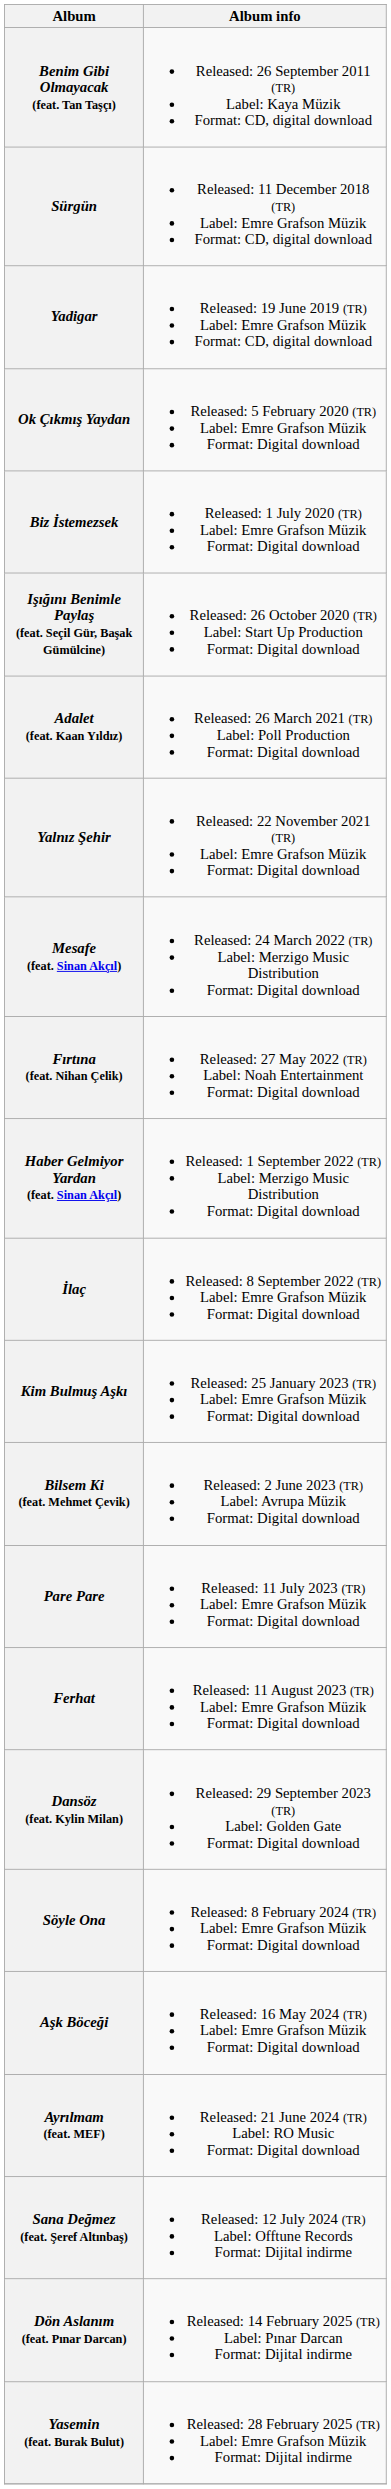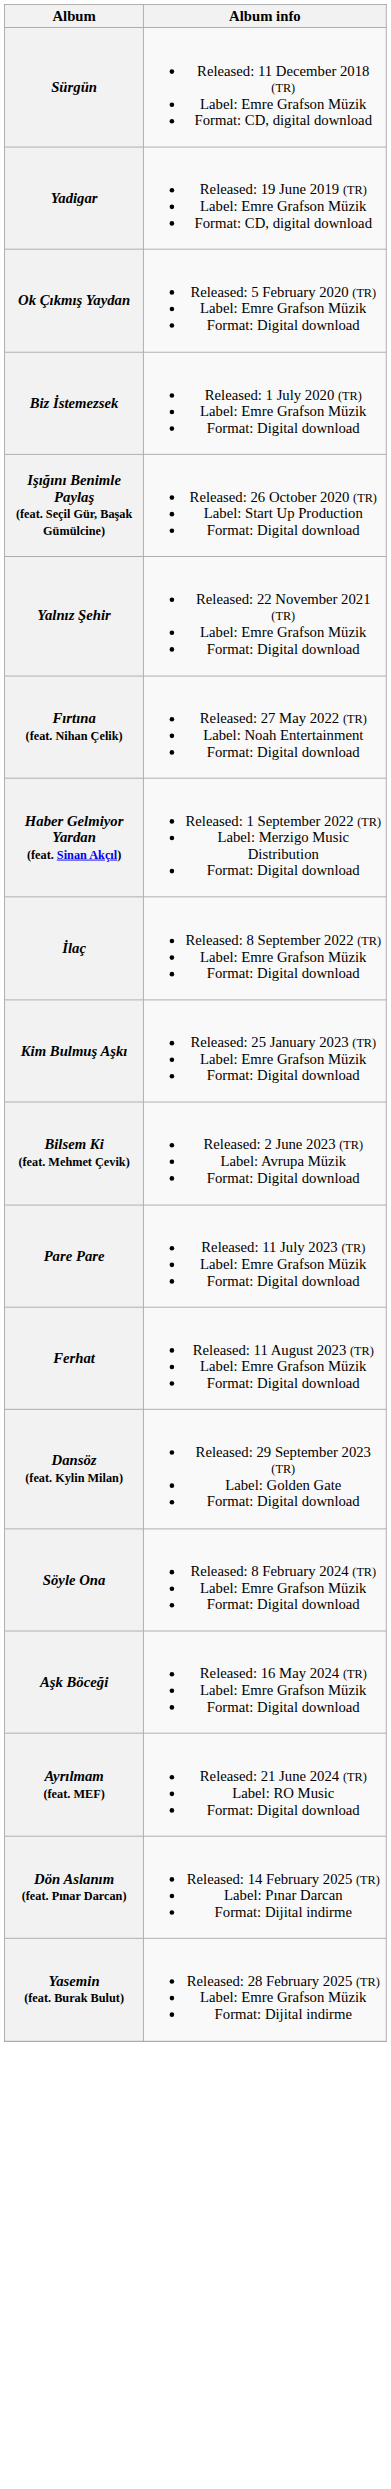- row: (74, 87)
- row: (74, 726)
- row: (74, 956)
- row: (74, 2227)
